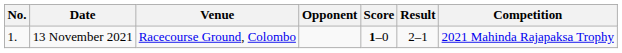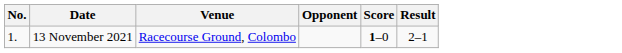- column: (528, 15)
